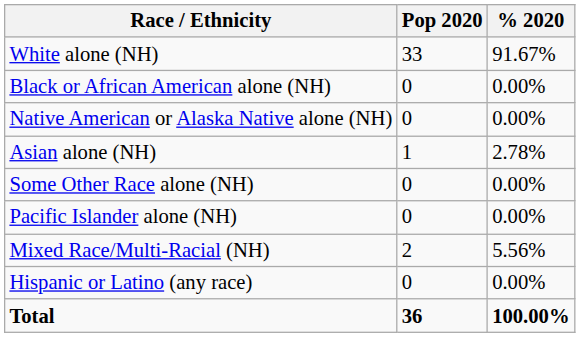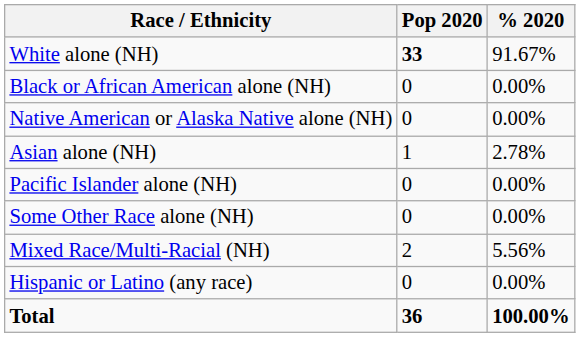(412, 53) normal -> (412, 53) bold
rows swapped: (123, 217) <-> (131, 184)
